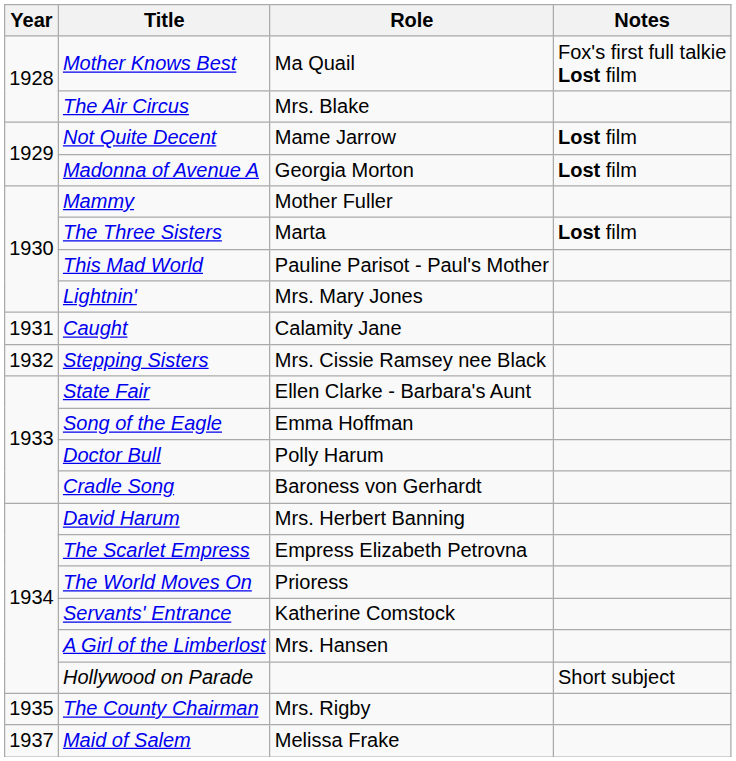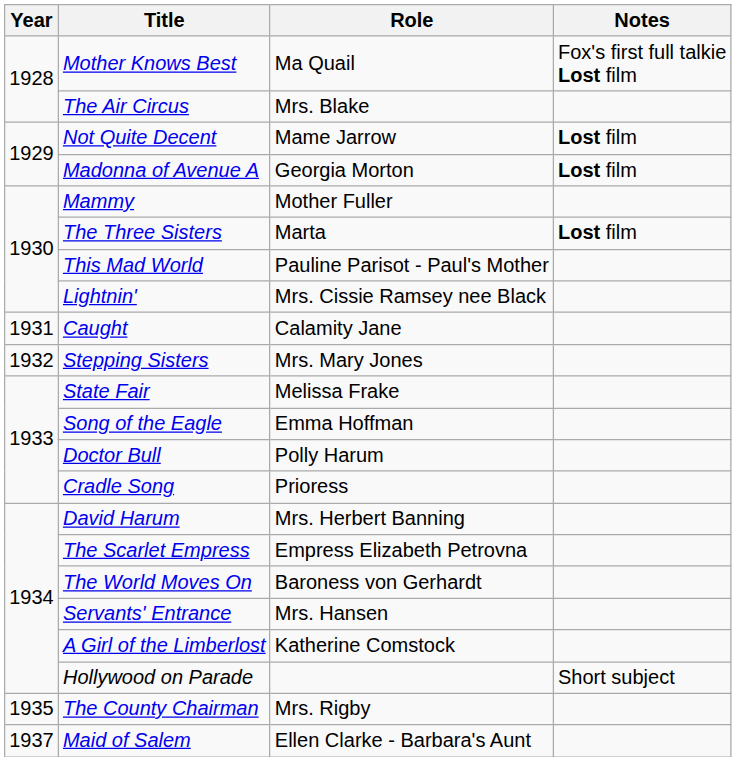(349, 296) Mrs. Mary Jones -> (410, 296) Mrs. Cissie Ramsey nee Black
(410, 360) Mrs. Cissie Ramsey nee Black -> (349, 360) Mrs. Mary Jones
(403, 391) Ellen Clarke - Barbara's Aunt -> (337, 391) Melissa Frake
(378, 486) Baroness von Gerhardt -> (312, 486) Prioress
(312, 582) Prioress -> (378, 582) Baroness von Gerhardt
(365, 613) Katherine Comstock -> (332, 613) Mrs. Hansen
(332, 645) Mrs. Hansen -> (365, 645) Katherine Comstock
(337, 740) Melissa Frake -> (403, 740) Ellen Clarke - Barbara's Aunt
